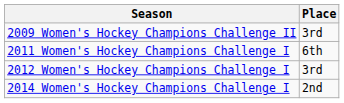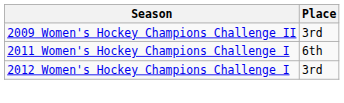- row: (148, 88)
